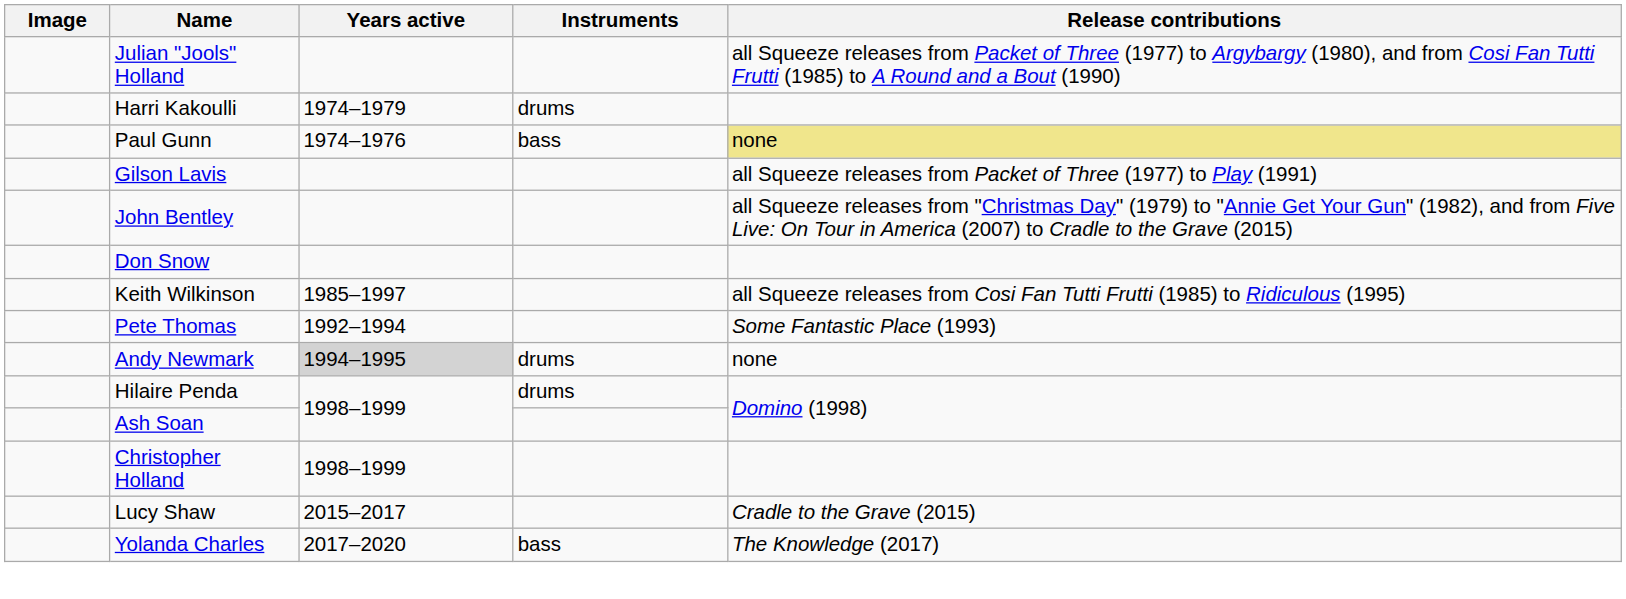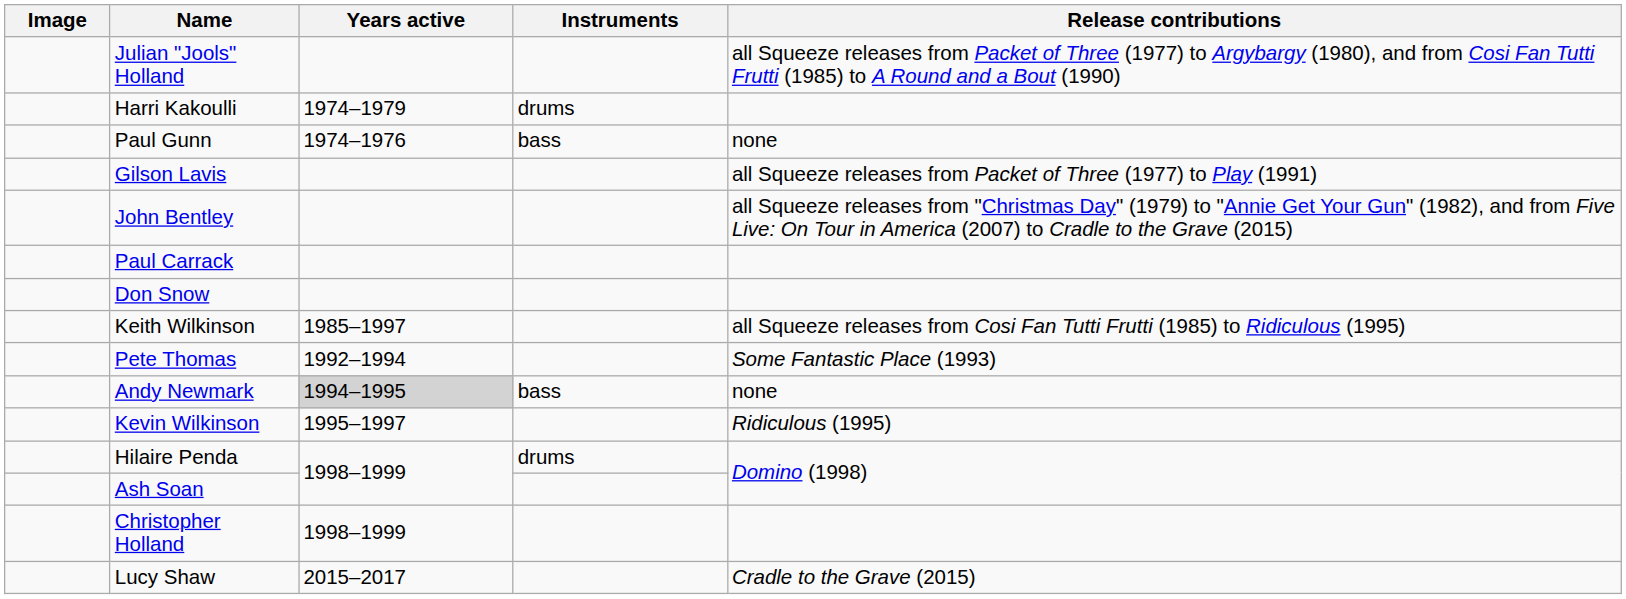(755, 141) khaki background -> (755, 141) no background
+ row: (174, 261)
(546, 359) drums -> (539, 391) bass
+ row: (187, 424)
- row: (190, 544)
